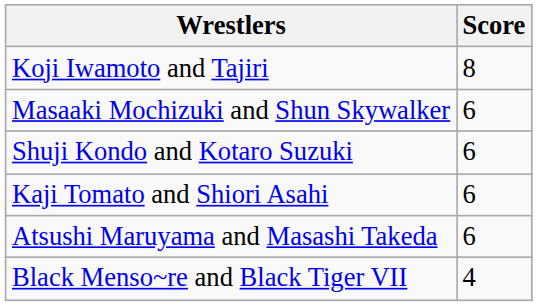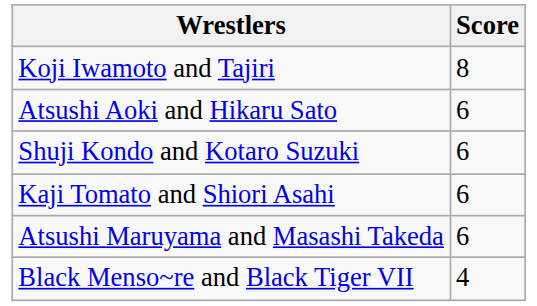+ row: (178, 109)
- row: (231, 109)
